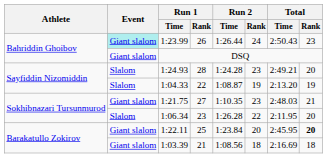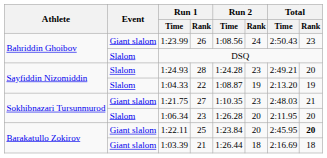(133, 41) paleturquoise background -> (133, 41) no background
(229, 41) 1:26.44 -> (229, 41) 1:08.56
(133, 56) Giant slalom -> (123, 56) Slalom
(256, 116) 22 -> (256, 116) 20
(229, 146) 1:08.56 -> (229, 146) 1:26.44
